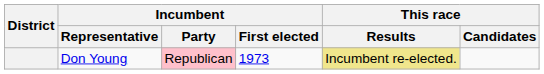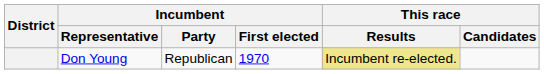(198, 58) pink background -> (198, 58) no background
(254, 58) 1973 -> (254, 58) 1970
